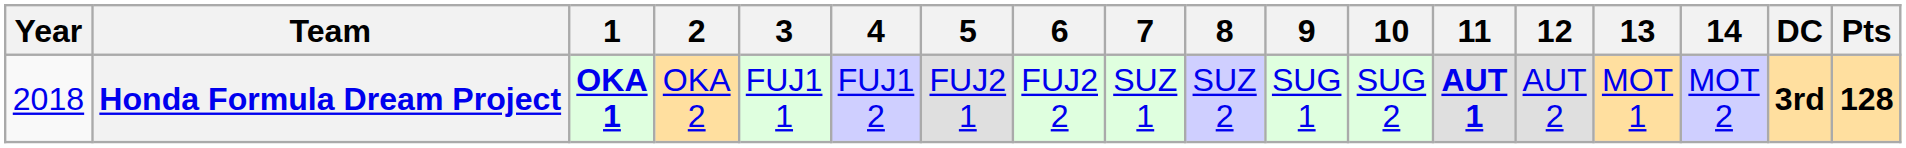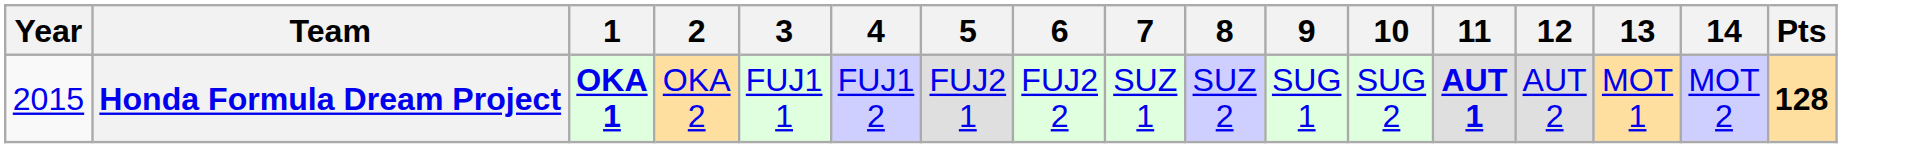- column: (1800, 30)
(48, 98) 2018 -> (48, 98) 2015
